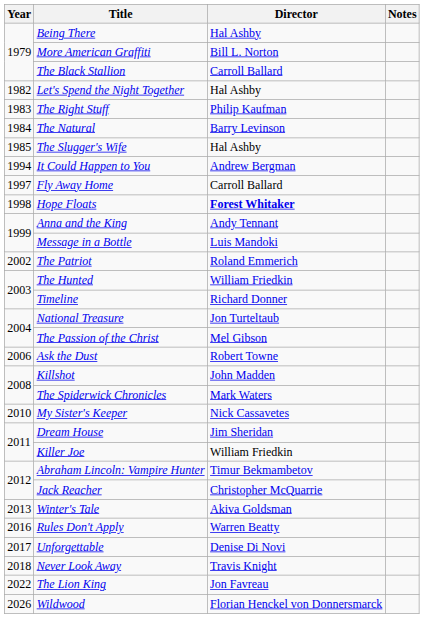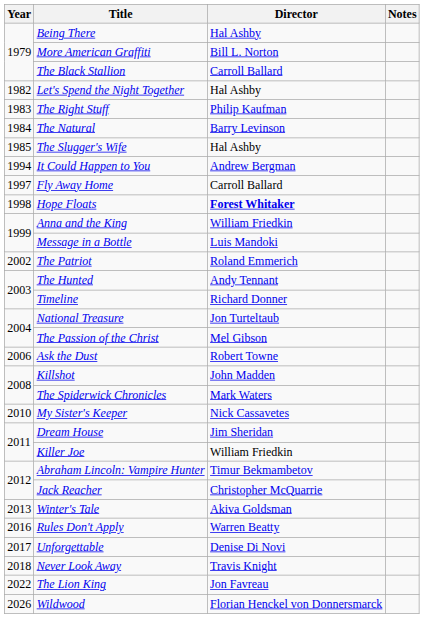(244, 223) Andy Tennant -> (251, 223) William Friedkin
(251, 280) William Friedkin -> (244, 280) Andy Tennant
